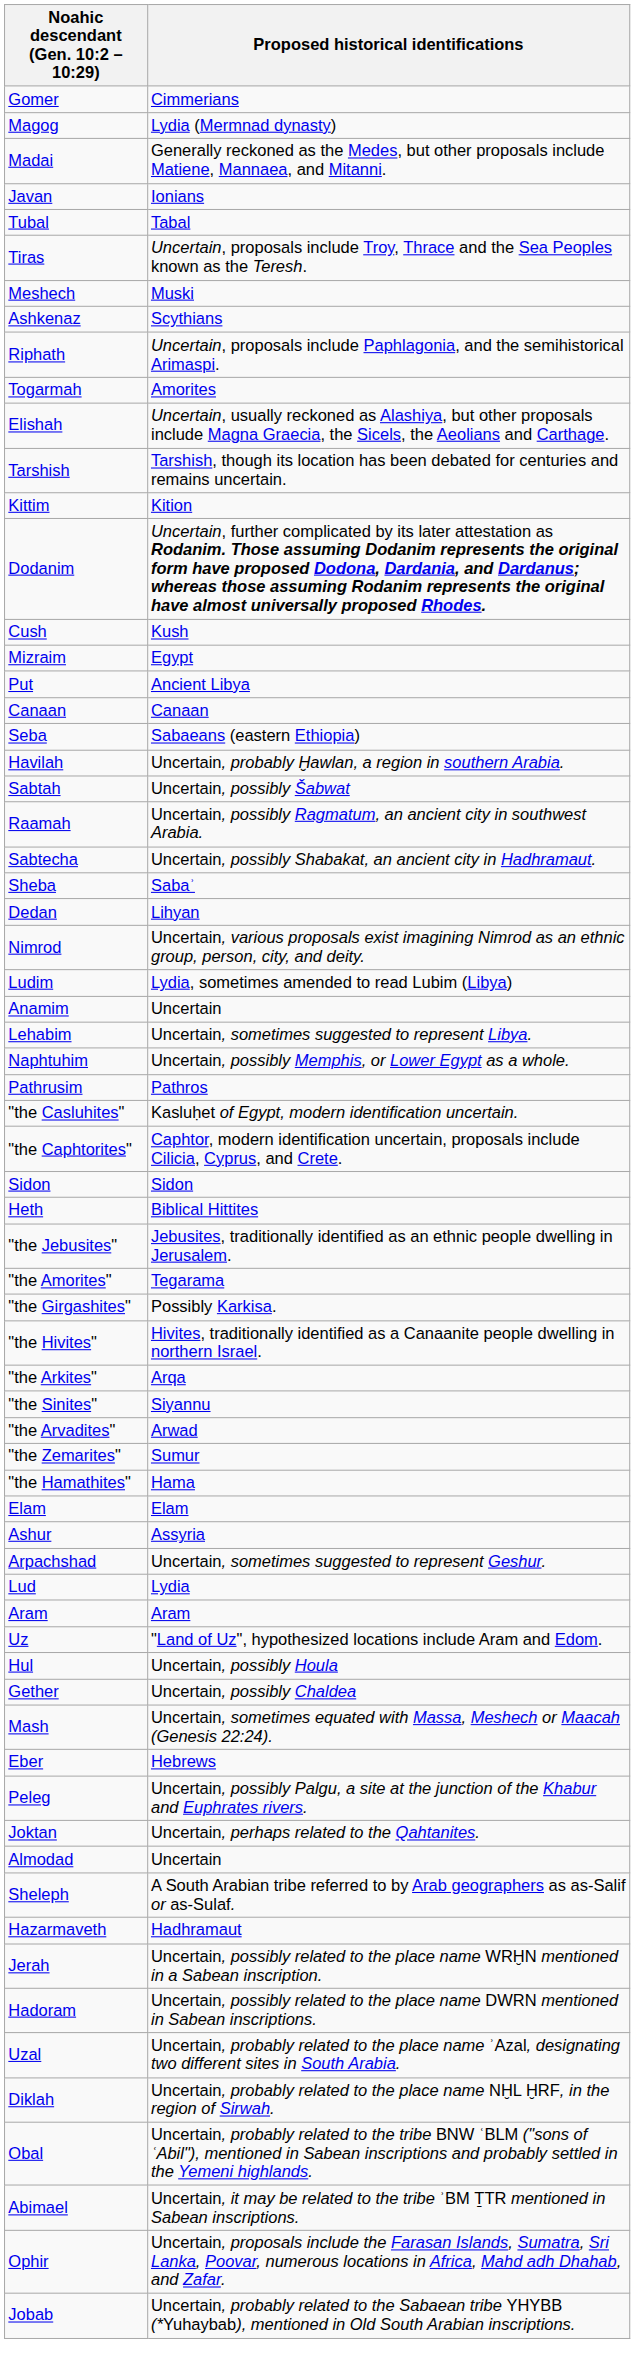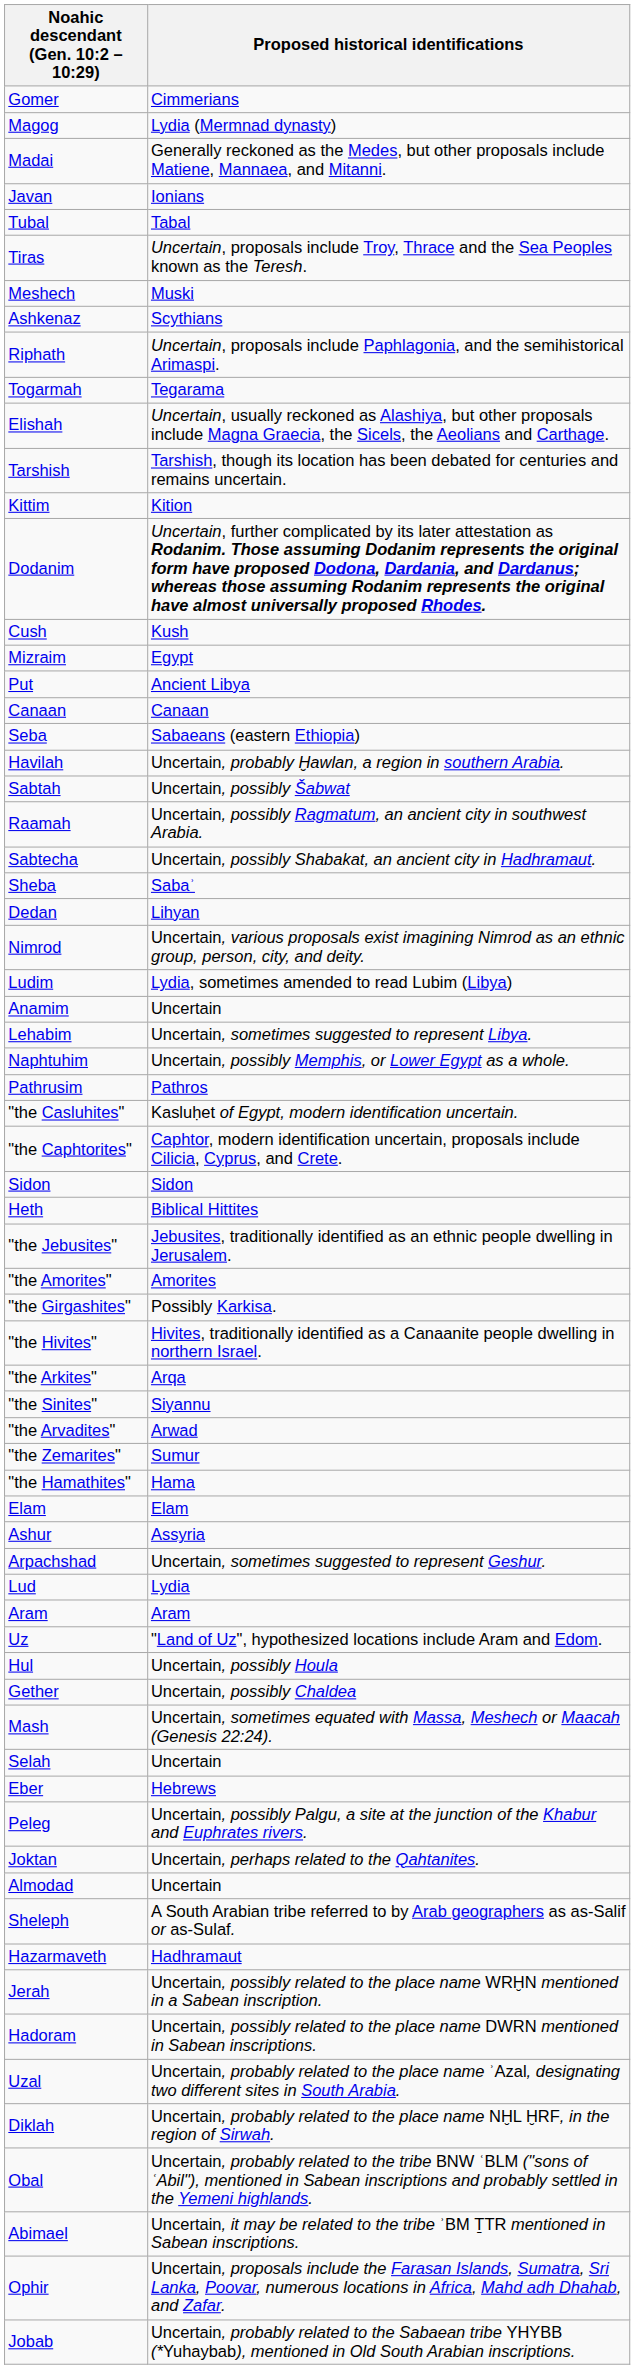(183, 390) Amorites -> (188, 390) Tegarama
(188, 1281) Tegarama -> (183, 1281) Amorites
+ row: (29, 1762)
